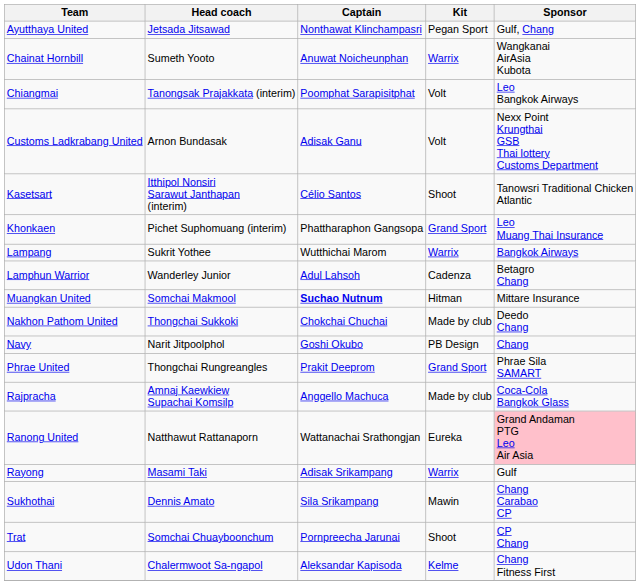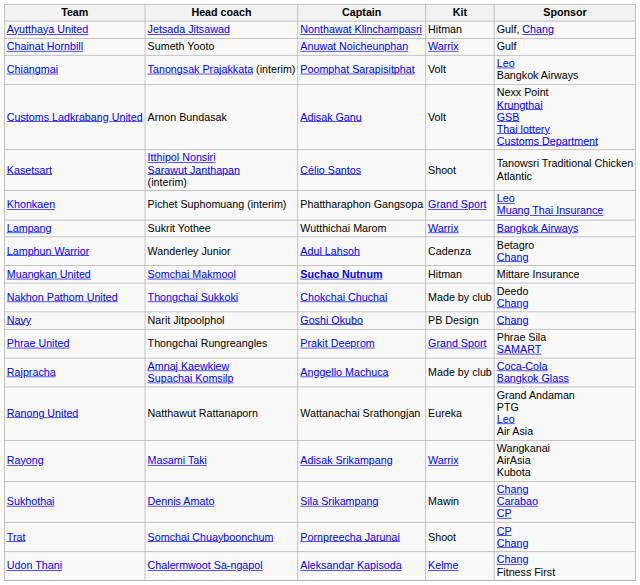(458, 30) Pegan Sport -> (445, 30) Hitman
(523, 59) Wangkanai AirAsia Kubota -> (507, 47) Gulf
(536, 437) pink background -> (536, 413) no background
(507, 473) Gulf -> (523, 460) Wangkanai AirAsia Kubota
